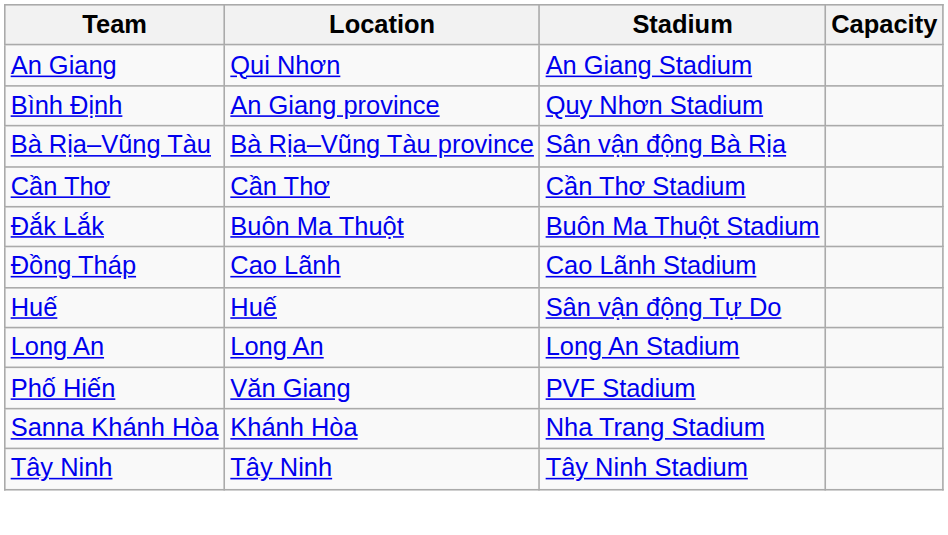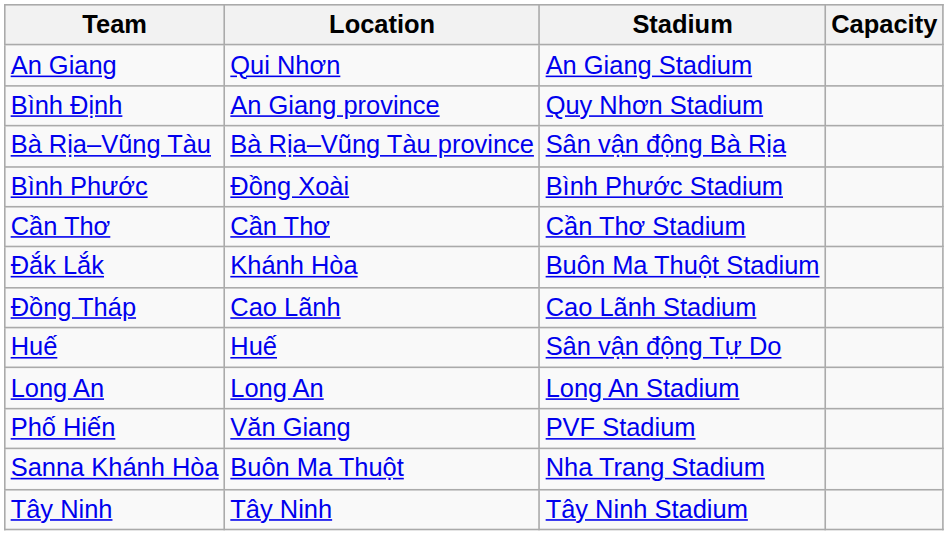+ row: (79, 186)
(317, 226) Buôn Ma Thuột -> (294, 266) Khánh Hòa
(294, 428) Khánh Hòa -> (317, 468) Buôn Ma Thuột
